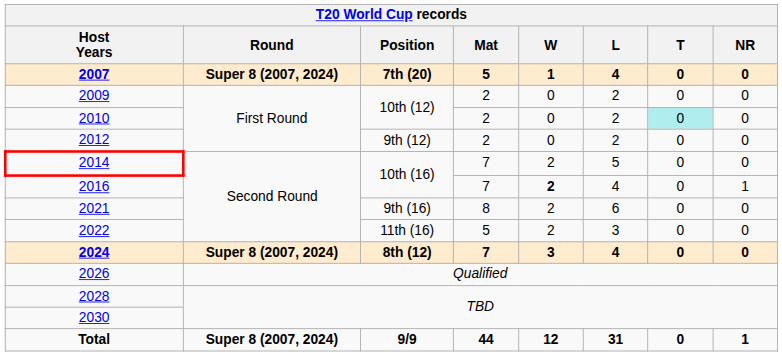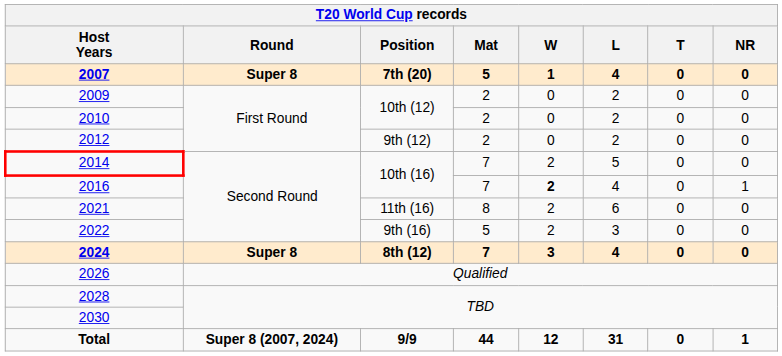(272, 74) Super 8 (2007, 2024) -> (272, 74) Super 8
(680, 118) paleturquoise background -> (680, 118) no background
(407, 208) 9th (16) -> (407, 208) 11th (16)
(407, 230) 11th (16) -> (407, 230) 9th (16)
(272, 252) Super 8 (2007, 2024) -> (272, 252) Super 8
